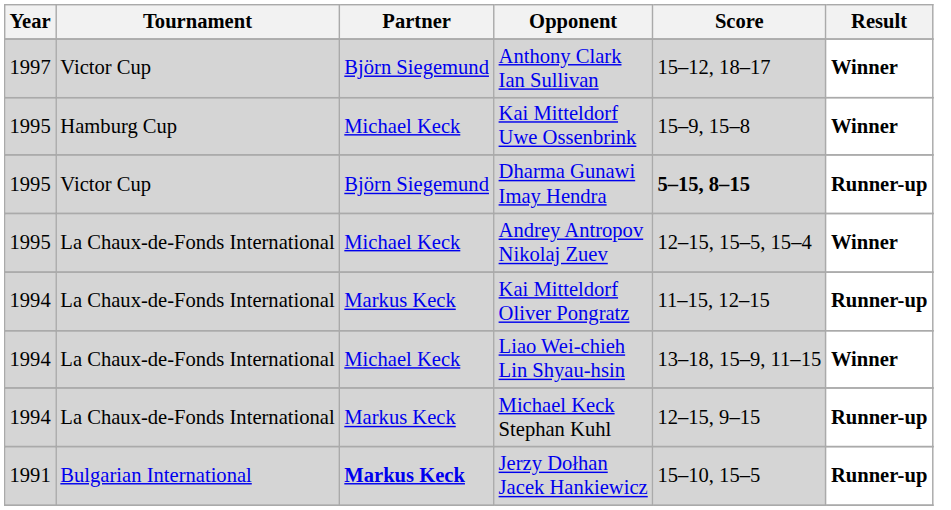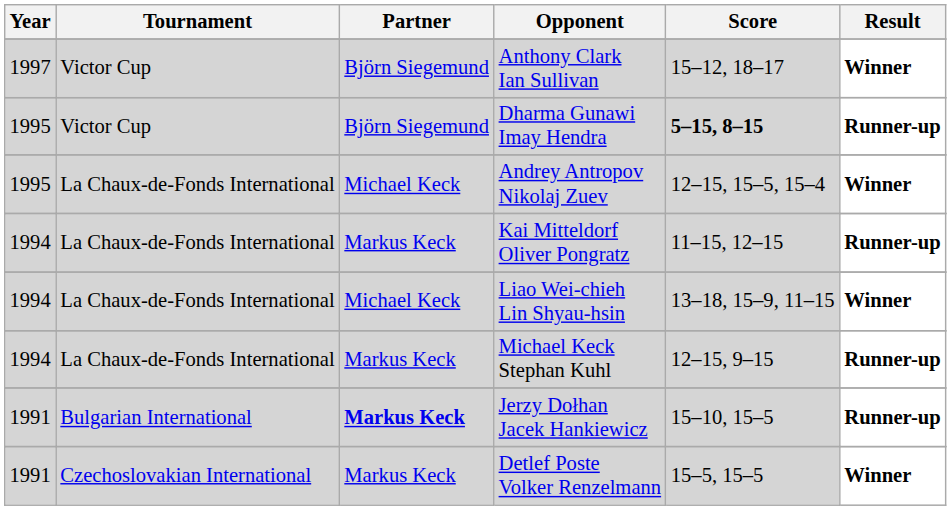- row: (567, 126)
+ row: (580, 475)
